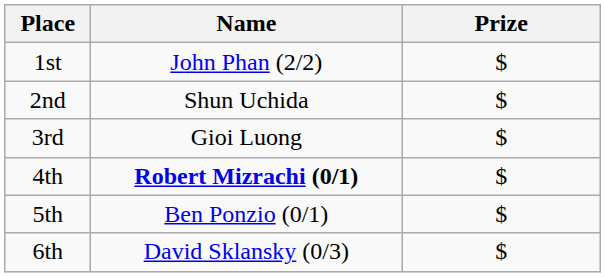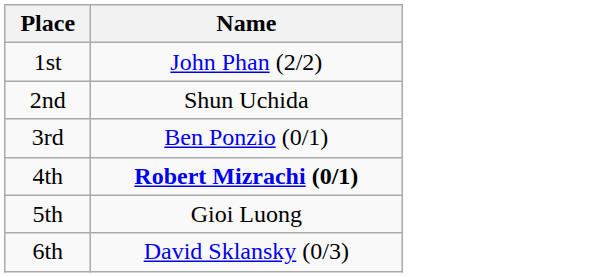- column: (501, 23)
(246, 137) Gioi Luong -> (246, 137) Ben Ponzio (0/1)
(246, 213) Ben Ponzio (0/1) -> (246, 213) Gioi Luong
